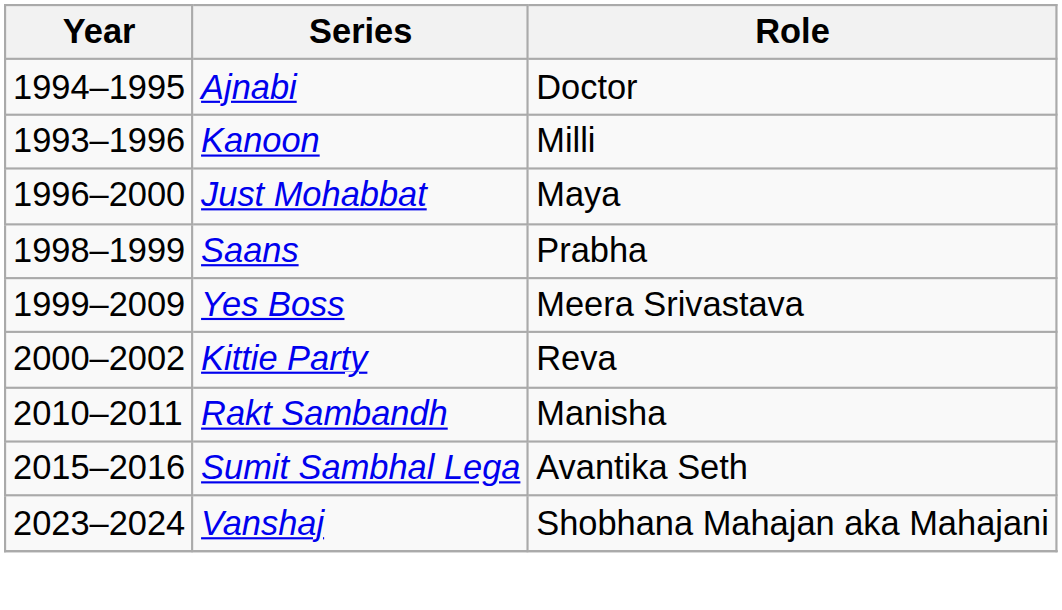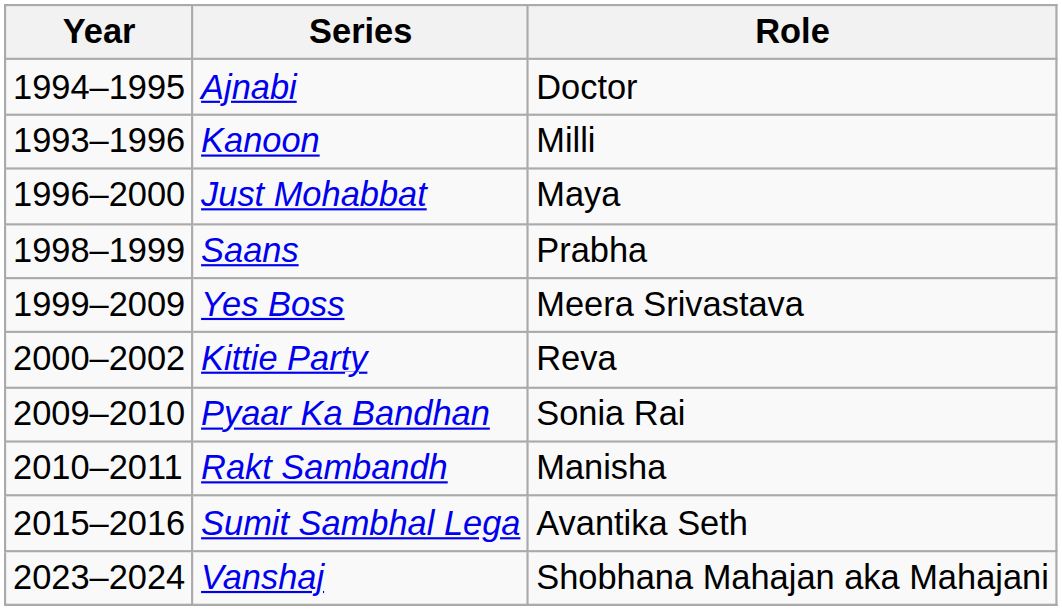+ row: (345, 413)
